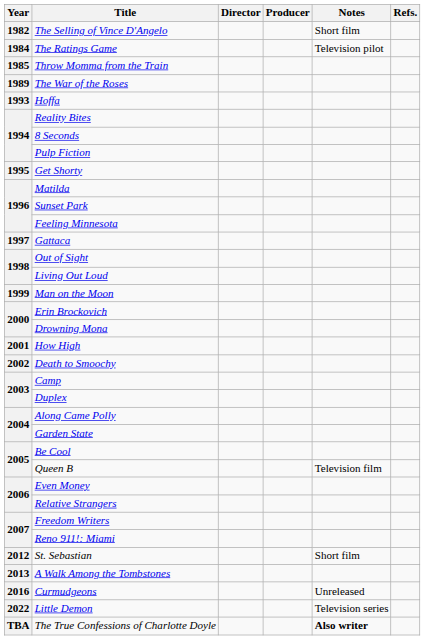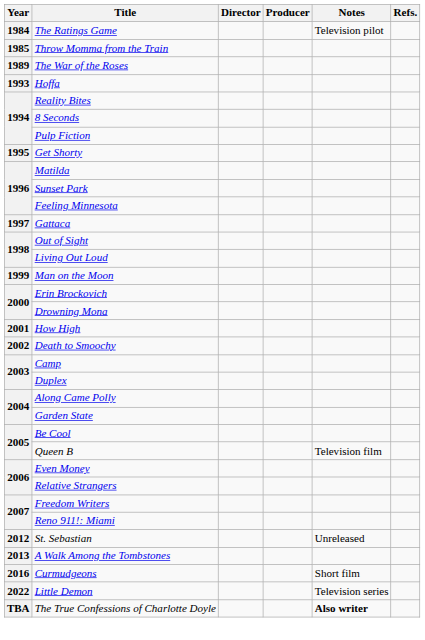- row: (101, 30)
(337, 556) Short film -> (340, 538) Unreleased
(340, 591) Unreleased -> (337, 573) Short film
